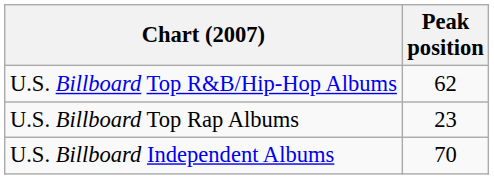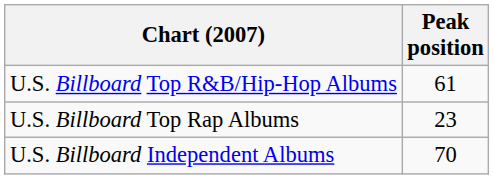(446, 83) 62 -> (446, 83) 61
